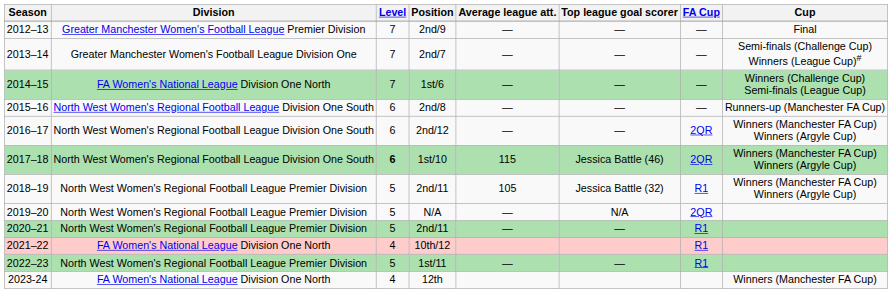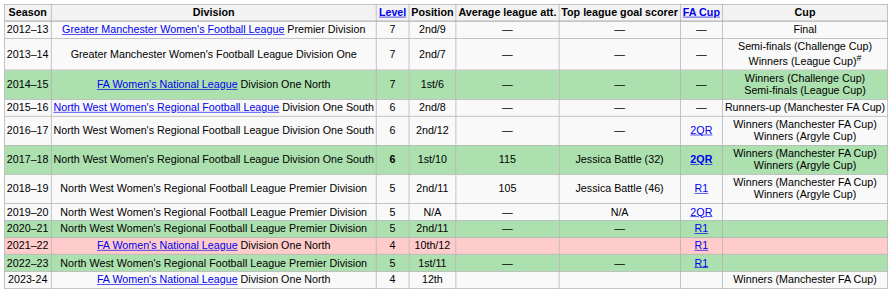(620, 160) Jessica Battle (46) -> (620, 160) Jessica Battle (32)
(701, 160) normal -> (701, 160) bold
(620, 189) Jessica Battle (32) -> (620, 189) Jessica Battle (46)
